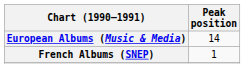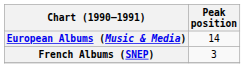(214, 55) 1 -> (214, 55) 3
